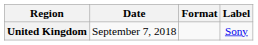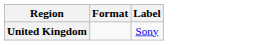- column: (134, 13)
